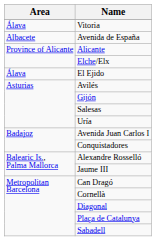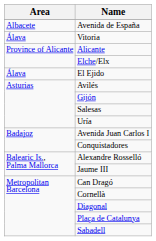rows swapped: (88, 25) <-> (108, 37)
